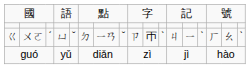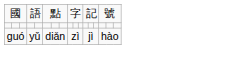- row: (33, 37)
